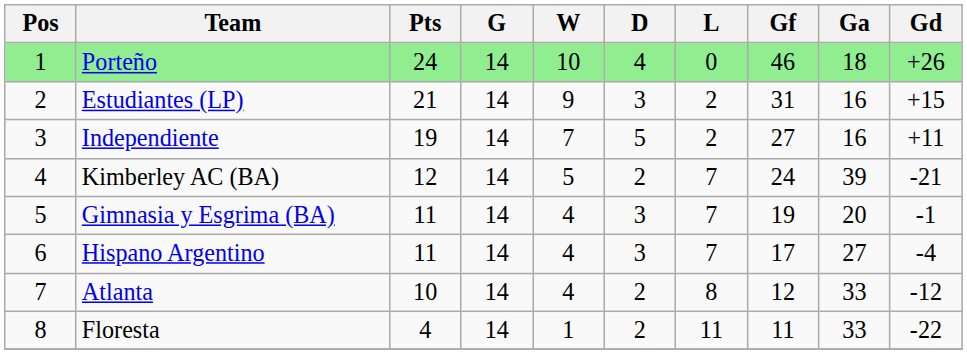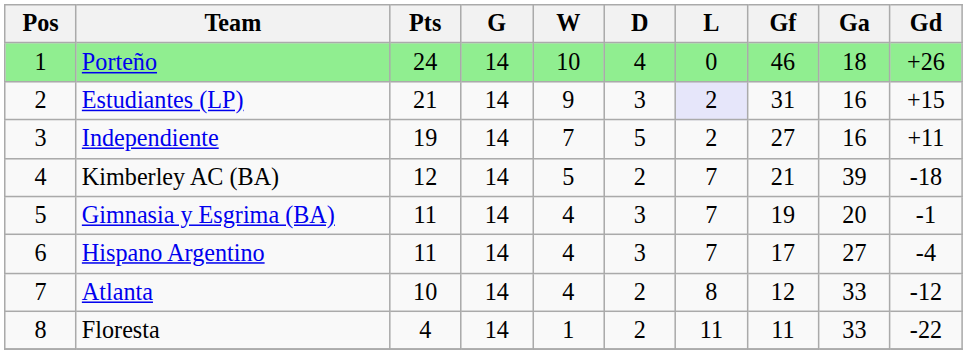(711, 100) no background -> (711, 100) lavender background
(783, 176) 24 -> (783, 176) 21
(926, 176) -21 -> (926, 176) -18
